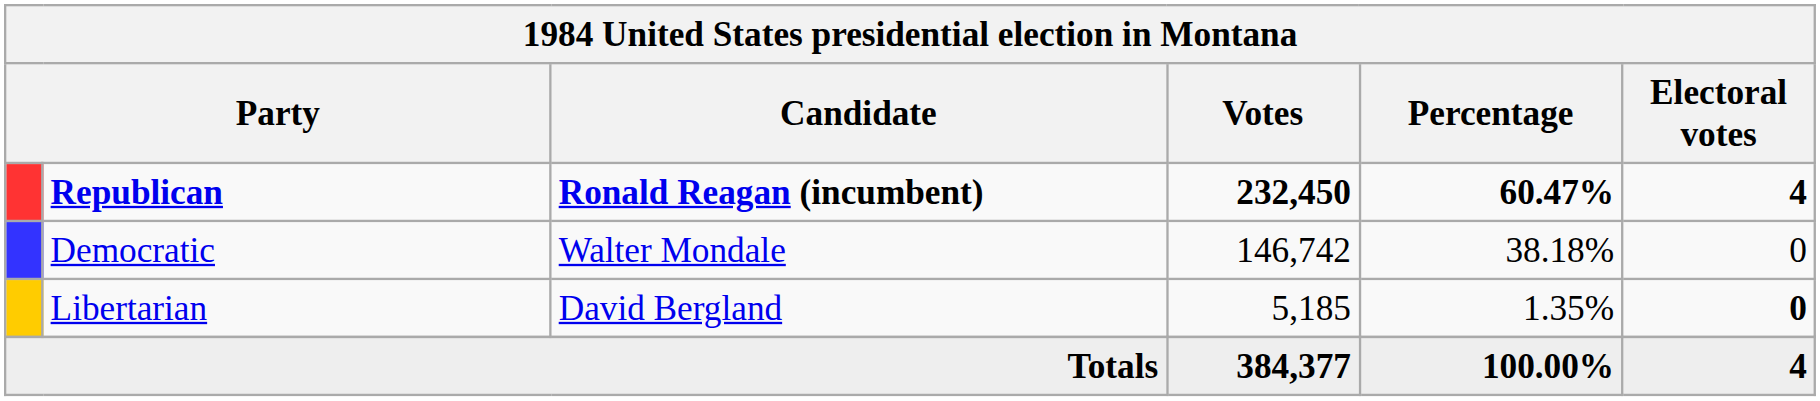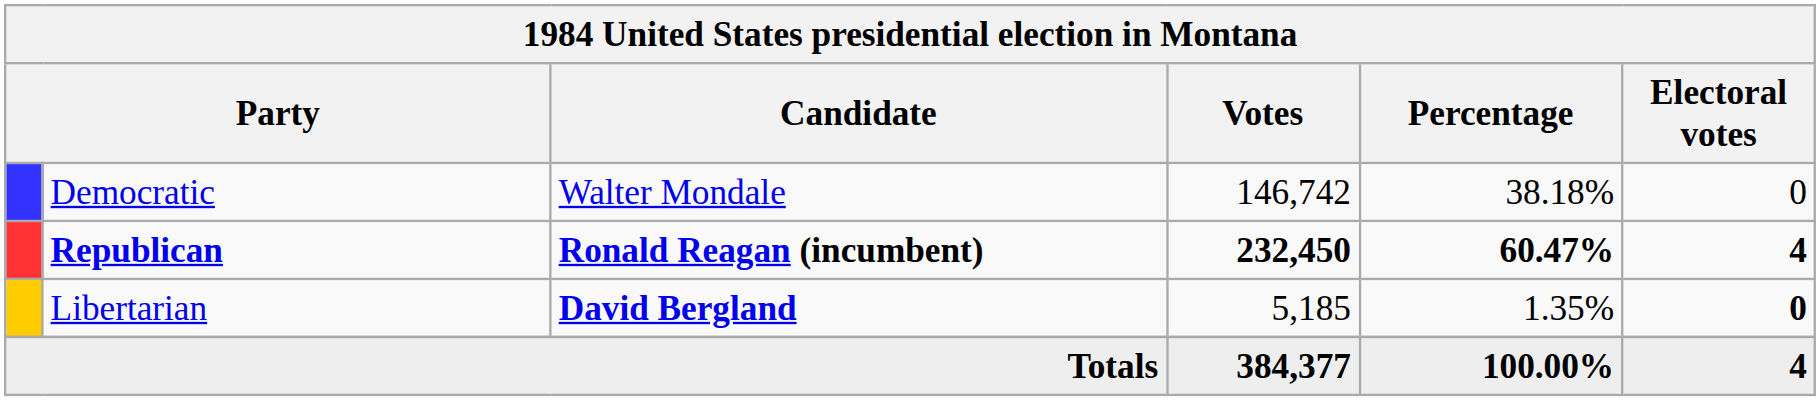rows swapped: (137, 191) <-> (133, 249)
(670, 308) normal -> (678, 308) bold
